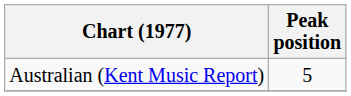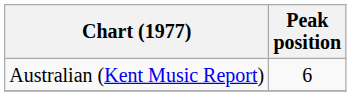(307, 74) 5 -> (307, 74) 6
